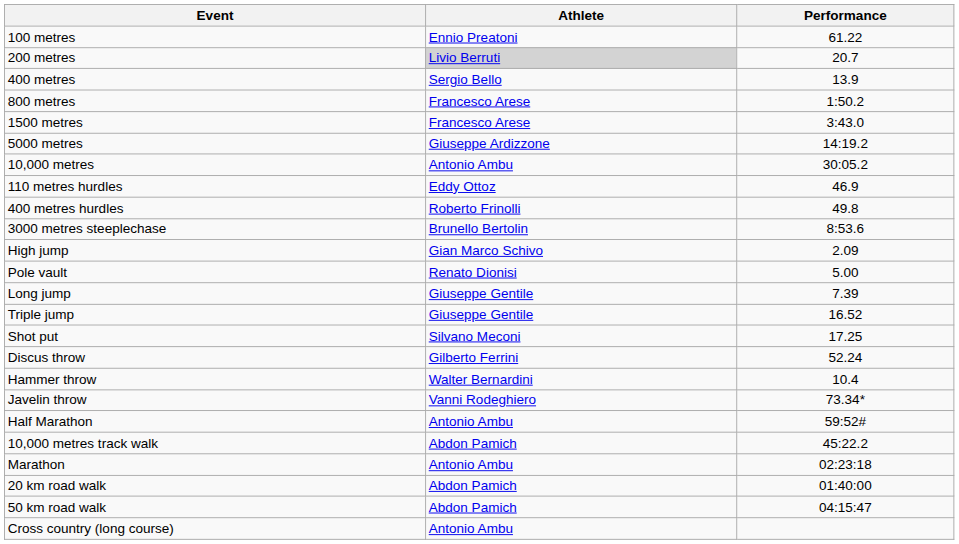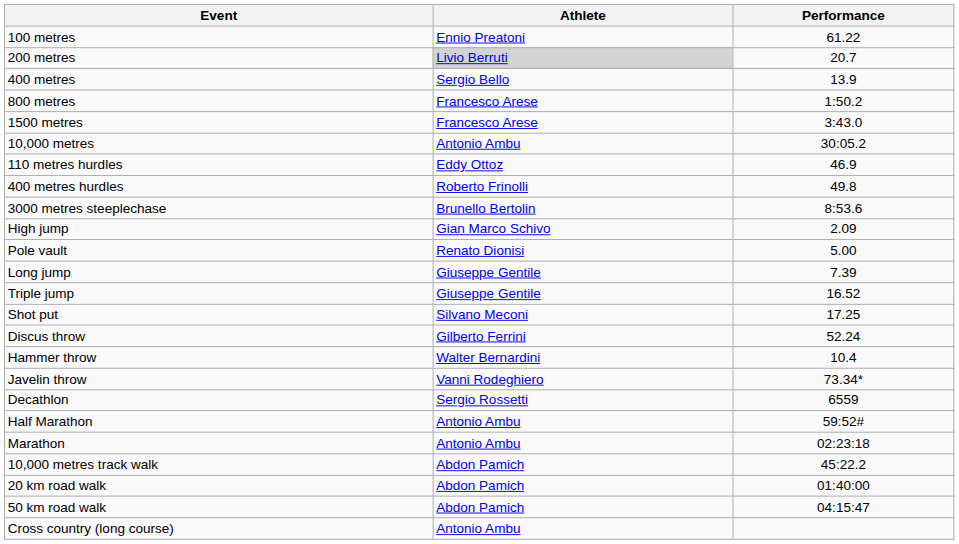- row: (45, 144)
+ row: (38, 400)
rows swapped: (36, 465) <-> (83, 443)
